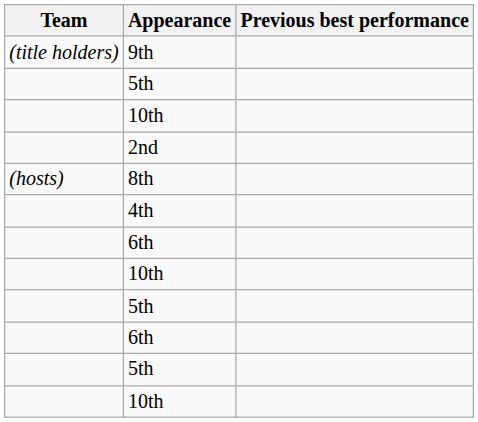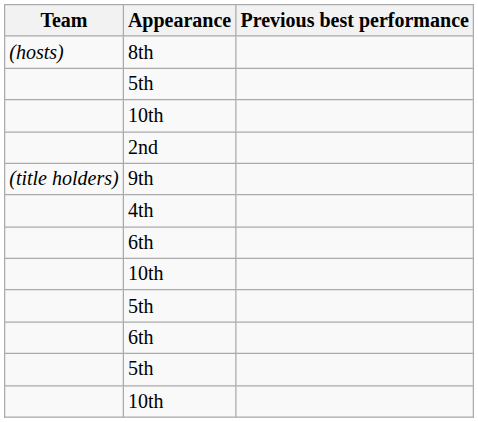rows swapped: (36, 178) <-> (64, 52)
